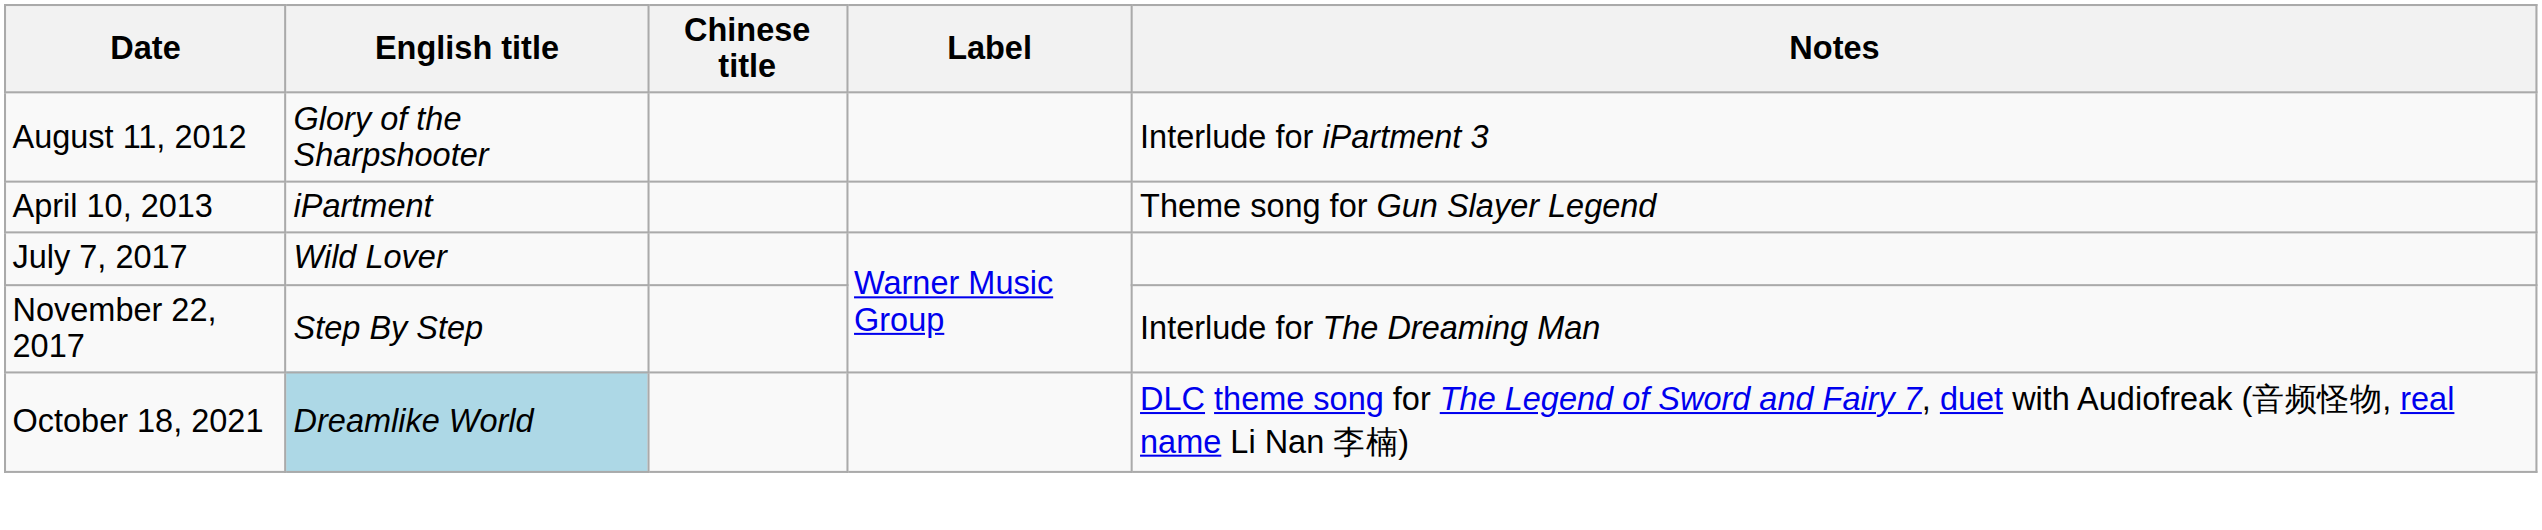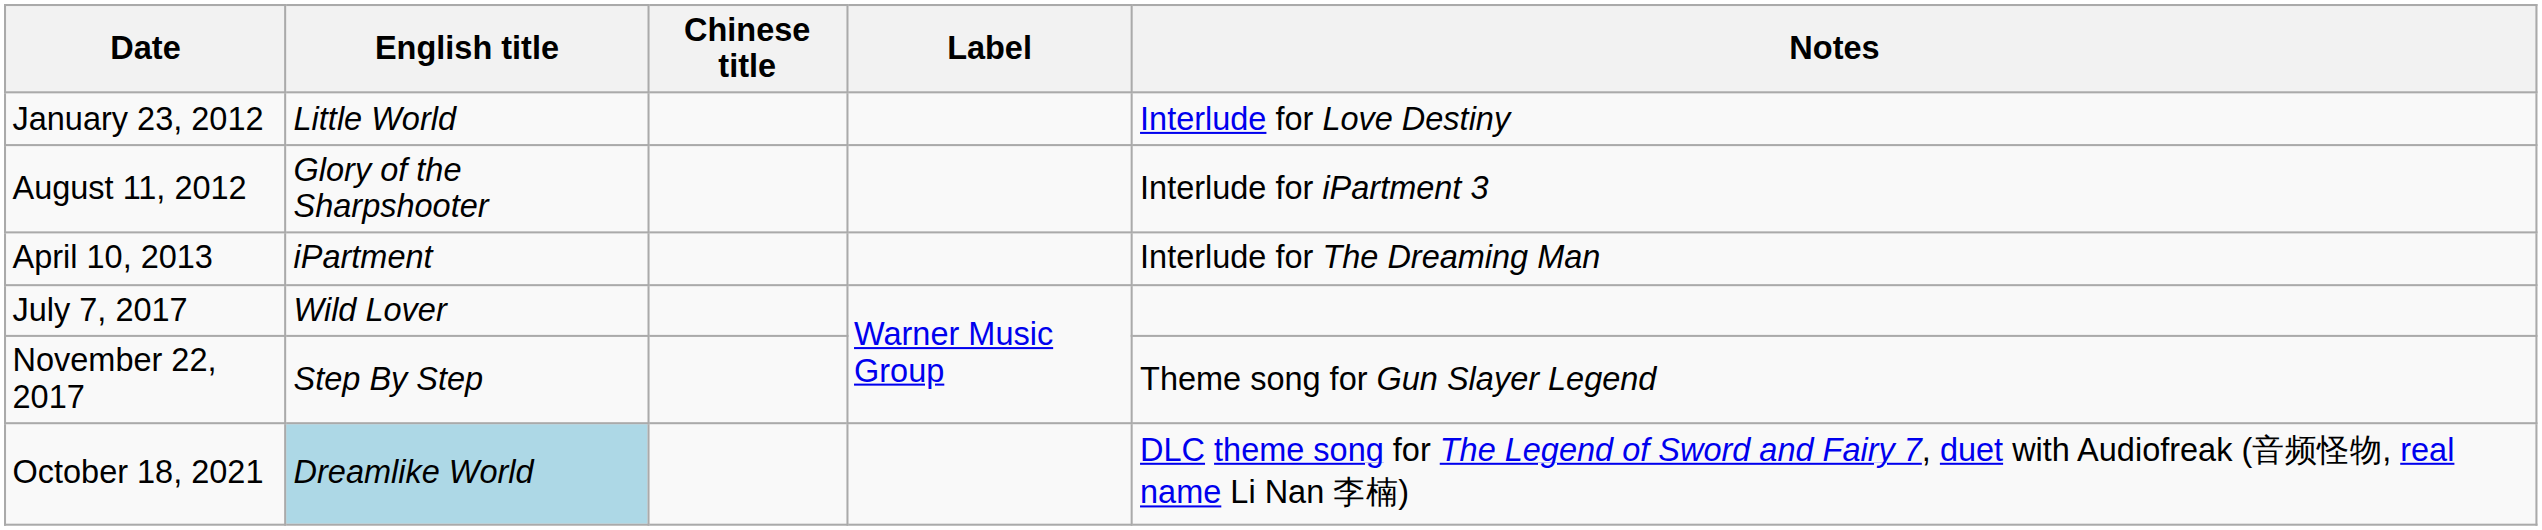+ row: (138, 118)
(1398, 206) Theme song for Gun Slayer Legend -> (1370, 257) Interlude for The Dreaming Man
(1370, 327) Interlude for The Dreaming Man -> (1398, 379) Theme song for Gun Slayer Legend
